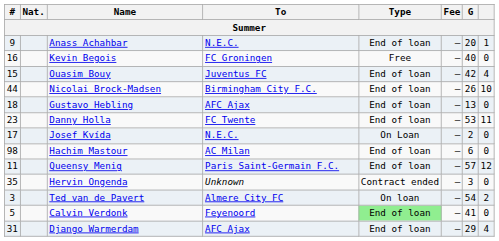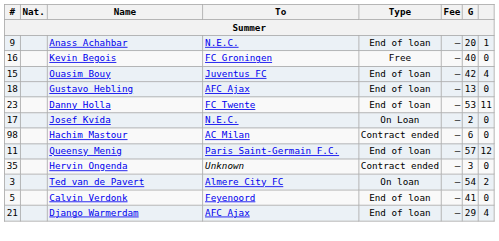- row: (105, 90)
(400, 151) End of loan -> (400, 136) Contract ended
(400, 213) lightgreen background -> (400, 198) no background
(12, 229) 31 -> (12, 213) 21
